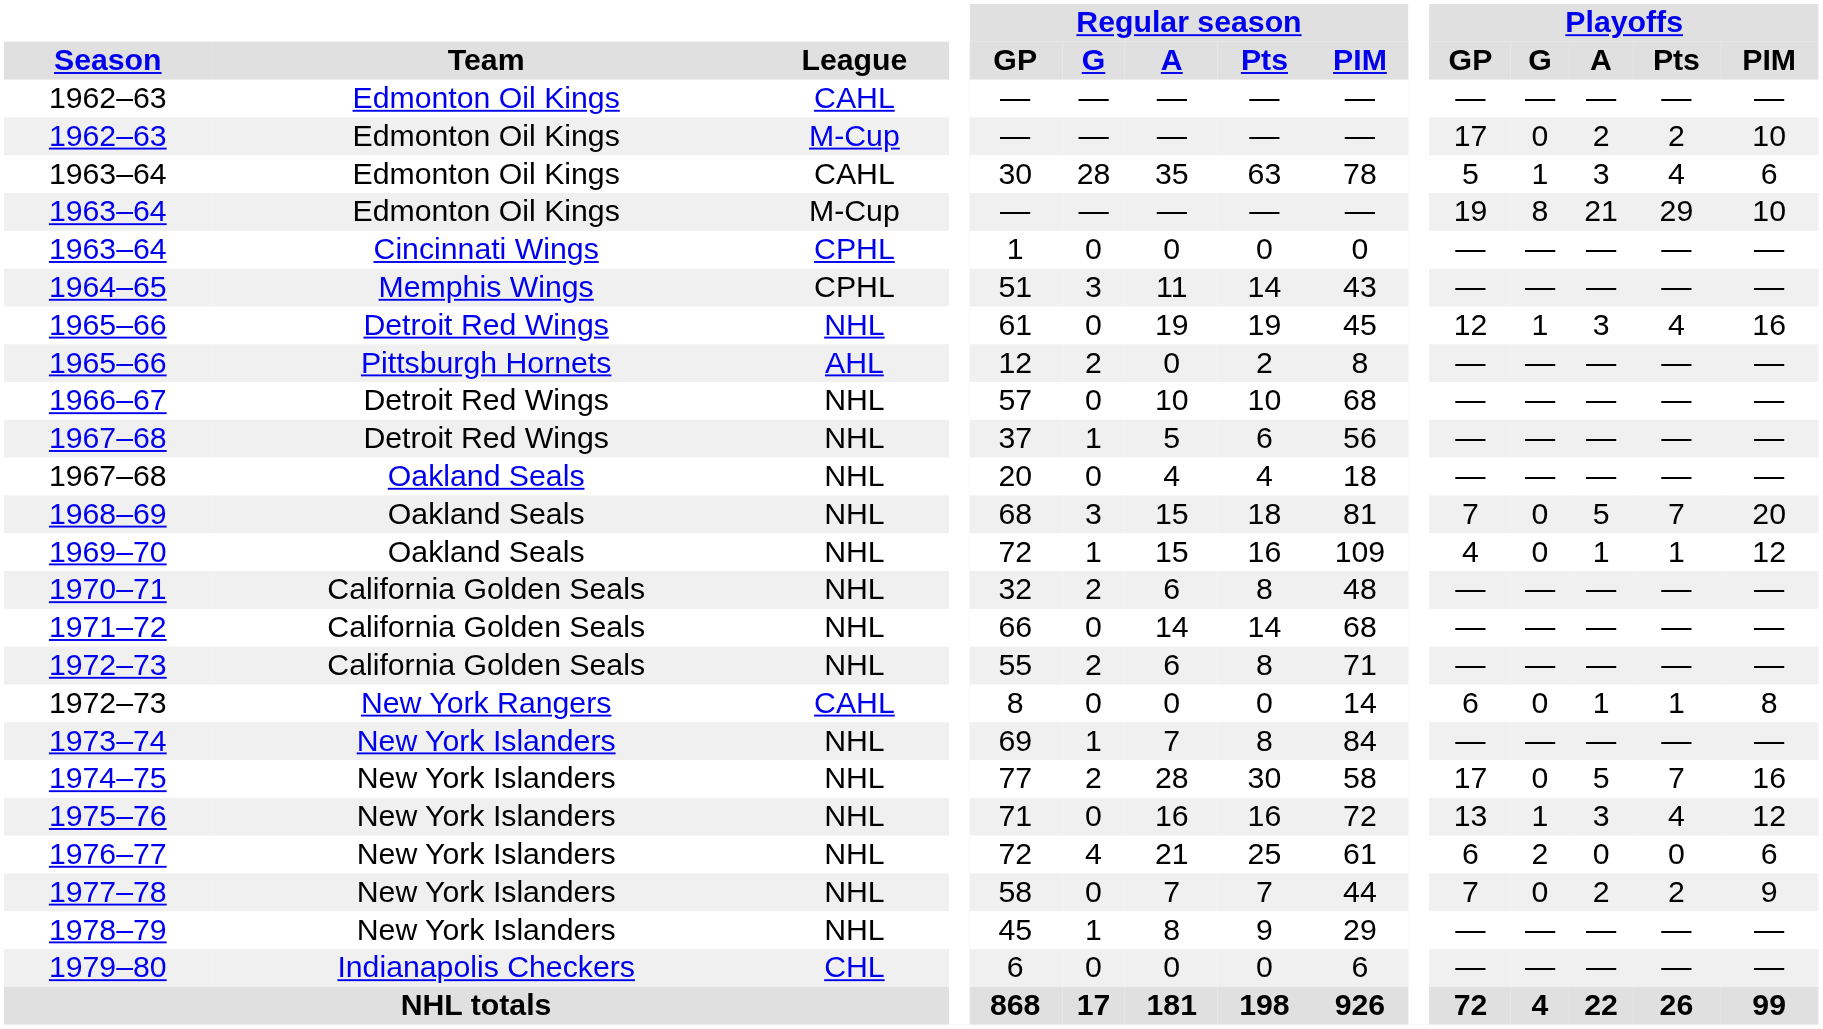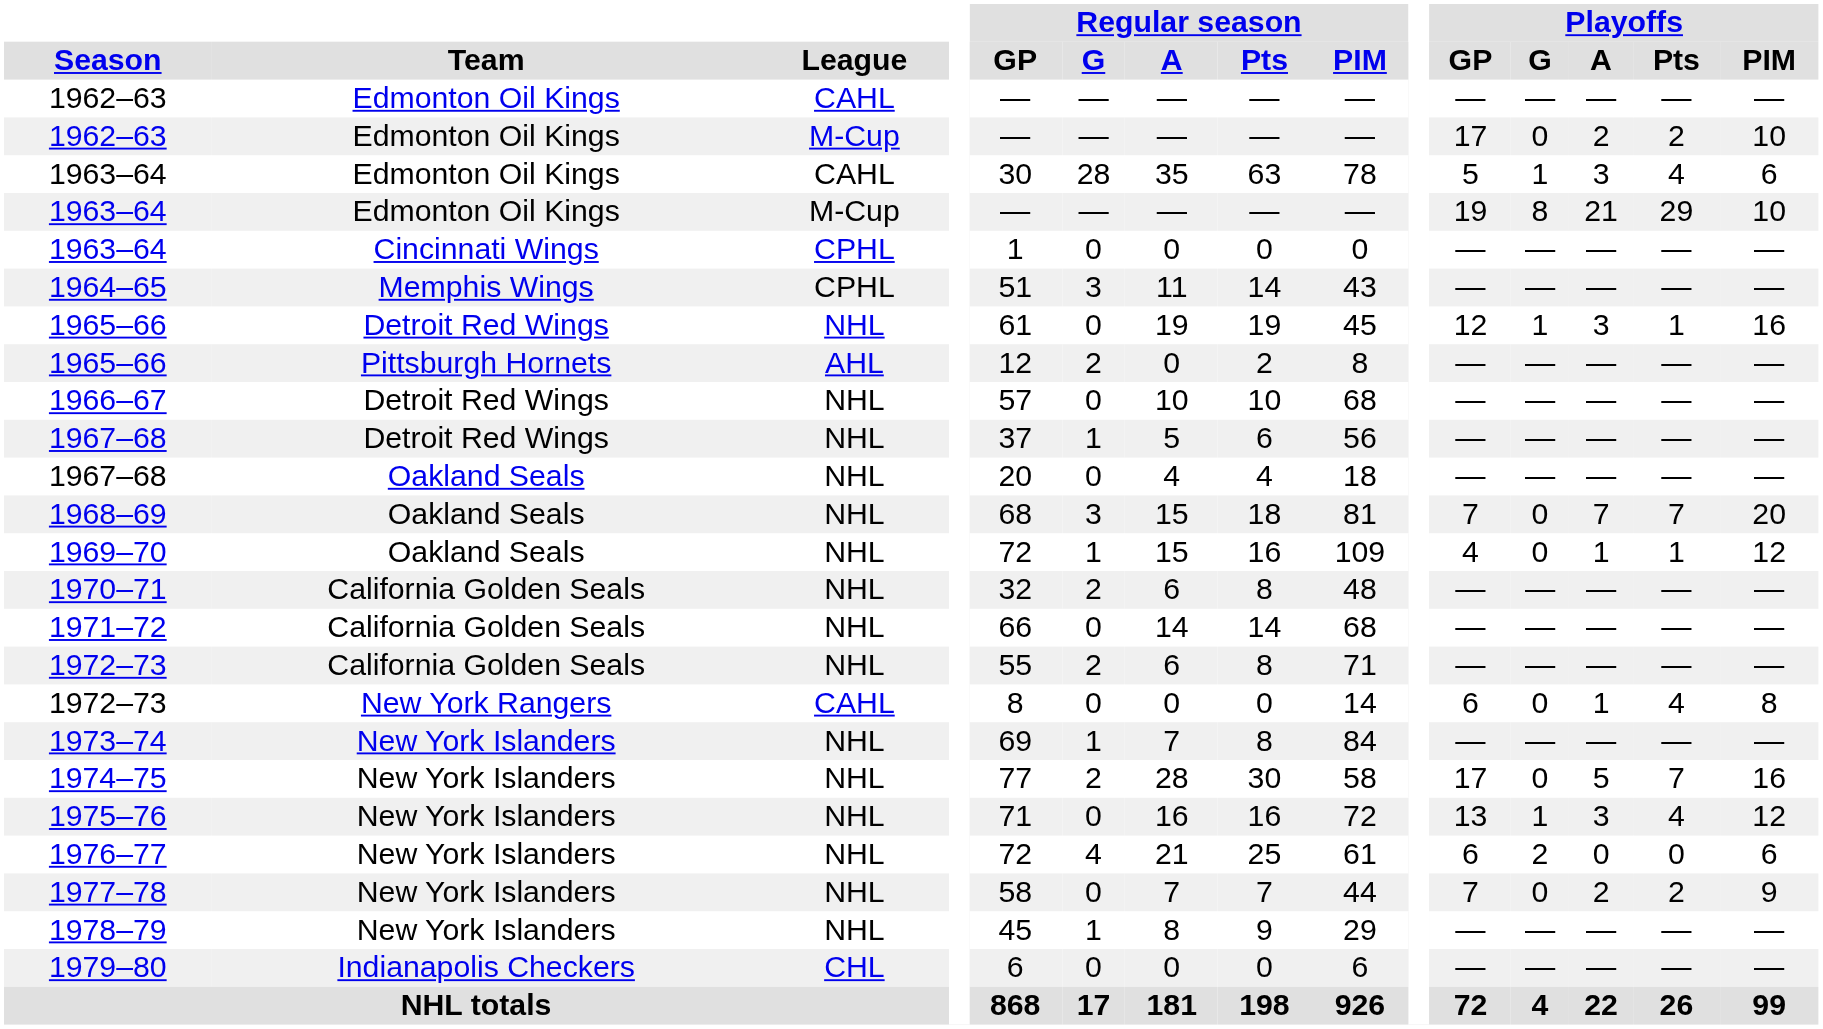(1676, 324) 4 -> (1676, 324) 1
(1601, 513) 5 -> (1601, 513) 7
(1676, 702) 1 -> (1676, 702) 4
